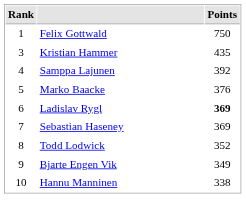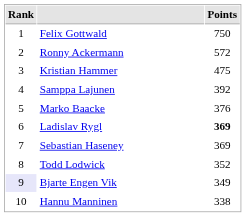+ row: (82, 52)
(222, 52) 435 -> (222, 71) 475
(21, 164) no background -> (21, 183) lavender background
